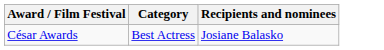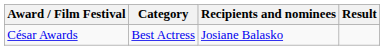+ column: (359, 14)
